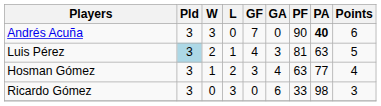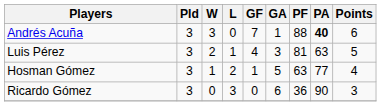(278, 33) 0 -> (278, 33) 1
(300, 33) 90 -> (300, 33) 88
(189, 52) lightblue background -> (189, 52) no background
(255, 71) 3 -> (255, 71) 1
(278, 71) 4 -> (278, 71) 5
(300, 91) 33 -> (300, 91) 36
(322, 91) 98 -> (322, 91) 90
